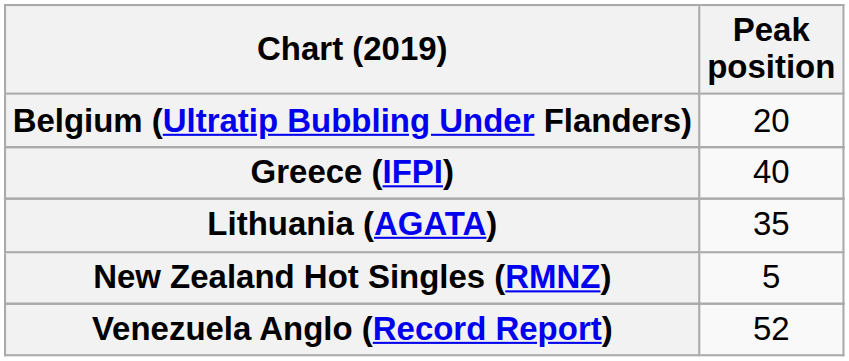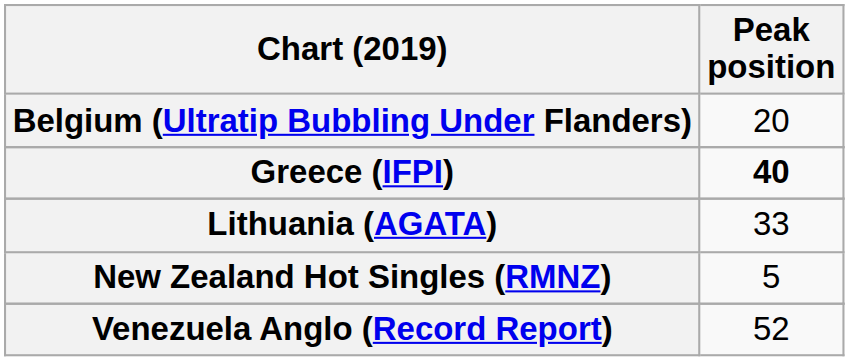(771, 172) normal -> (771, 172) bold
(771, 224) 35 -> (771, 224) 33
